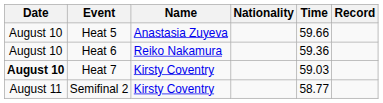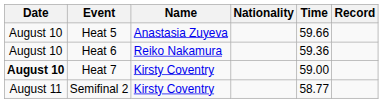(314, 70) 59.03 -> (314, 70) 59.00
